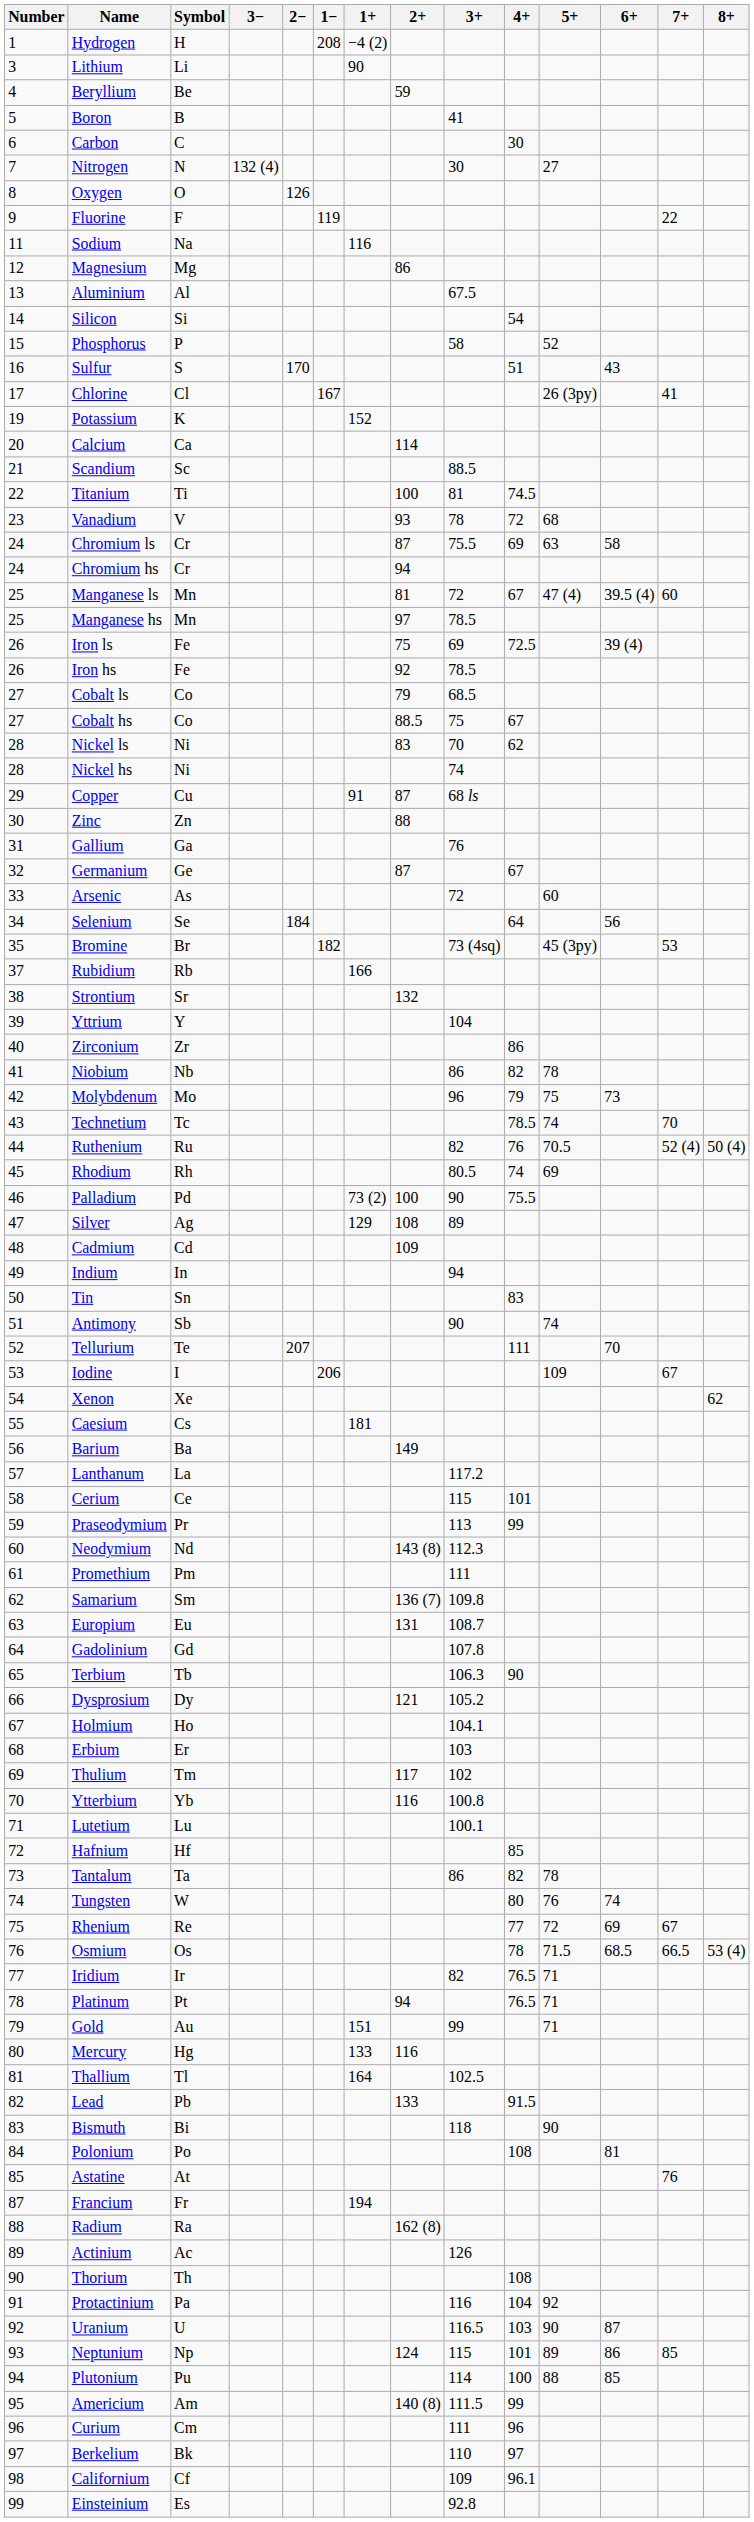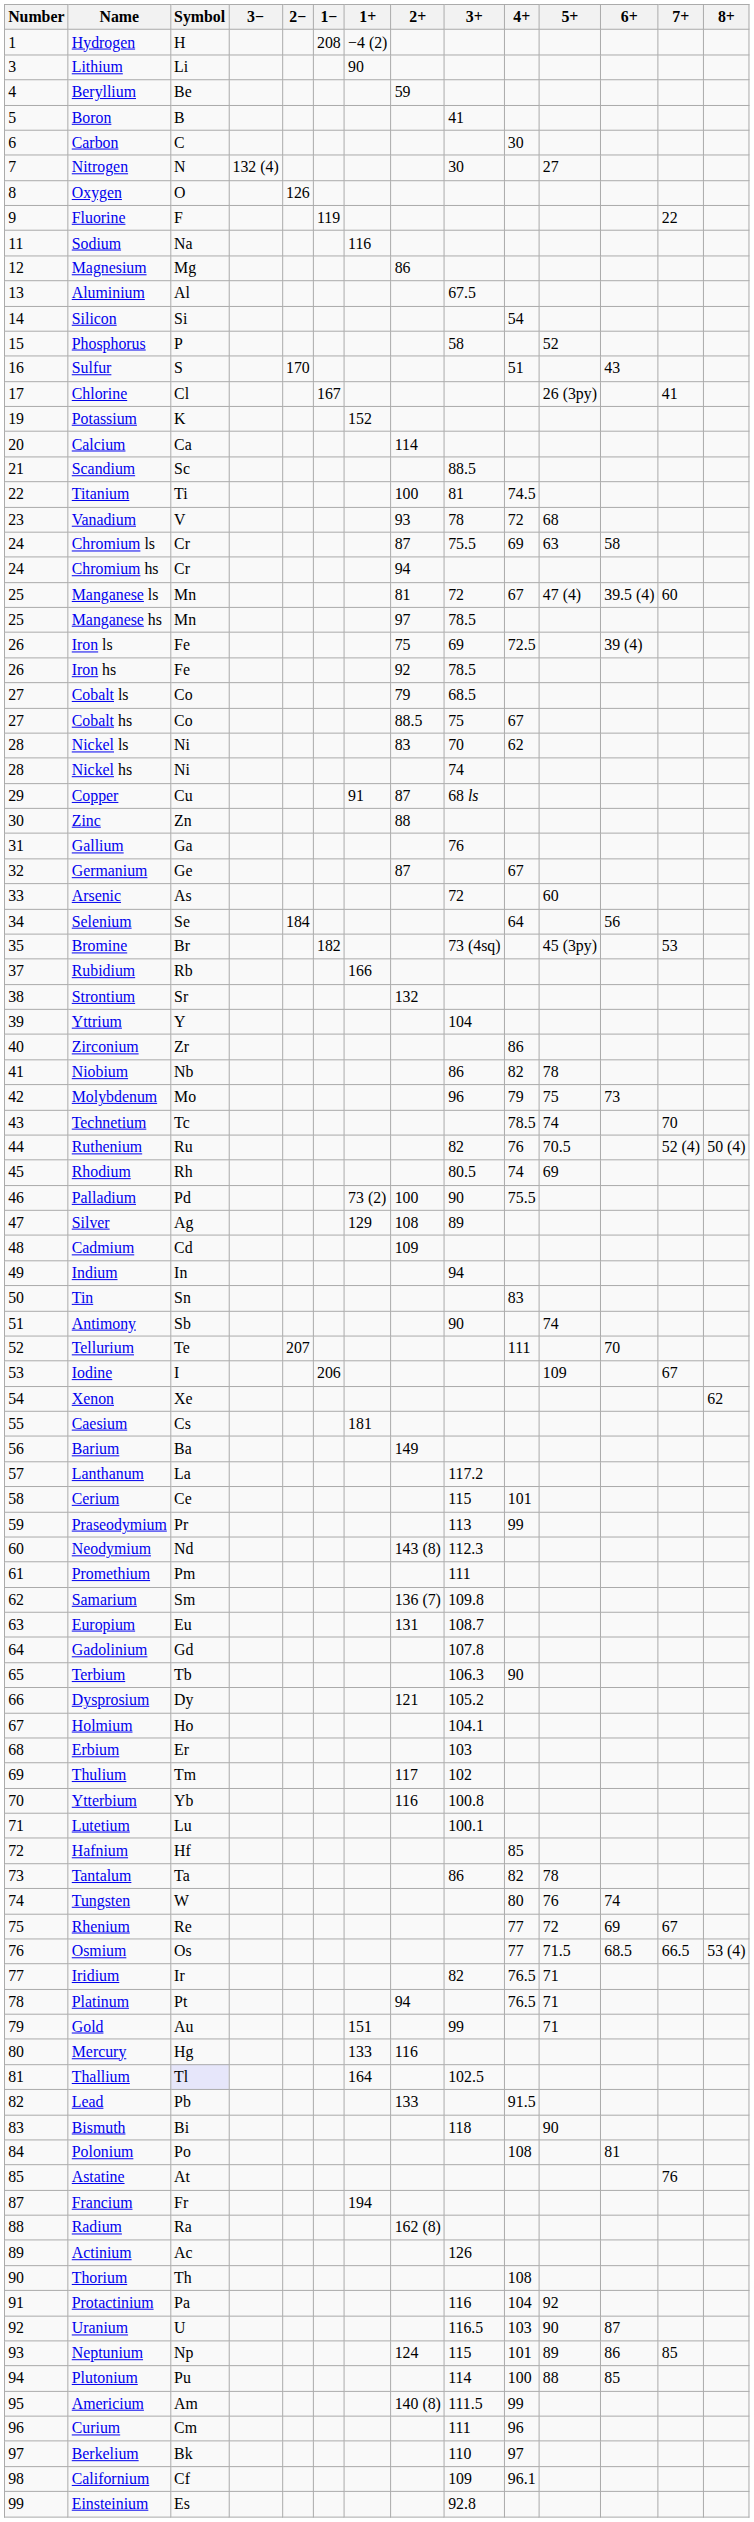(516, 1951) 78 -> (516, 1951) 77
(181, 2077) no background -> (181, 2077) lavender background
